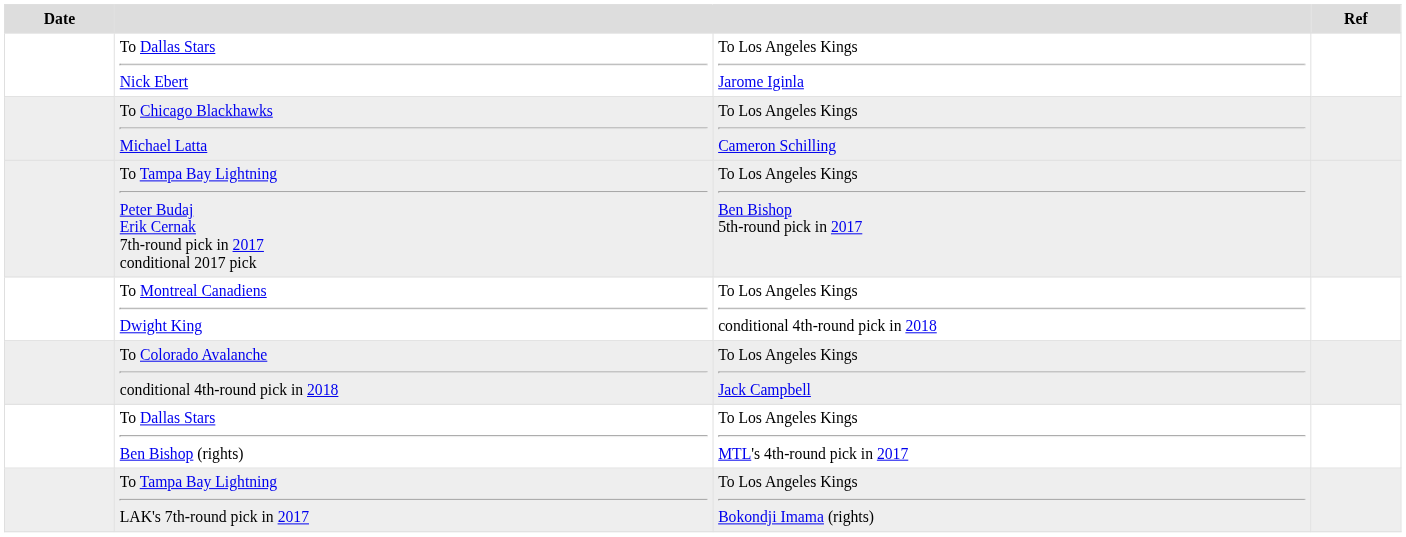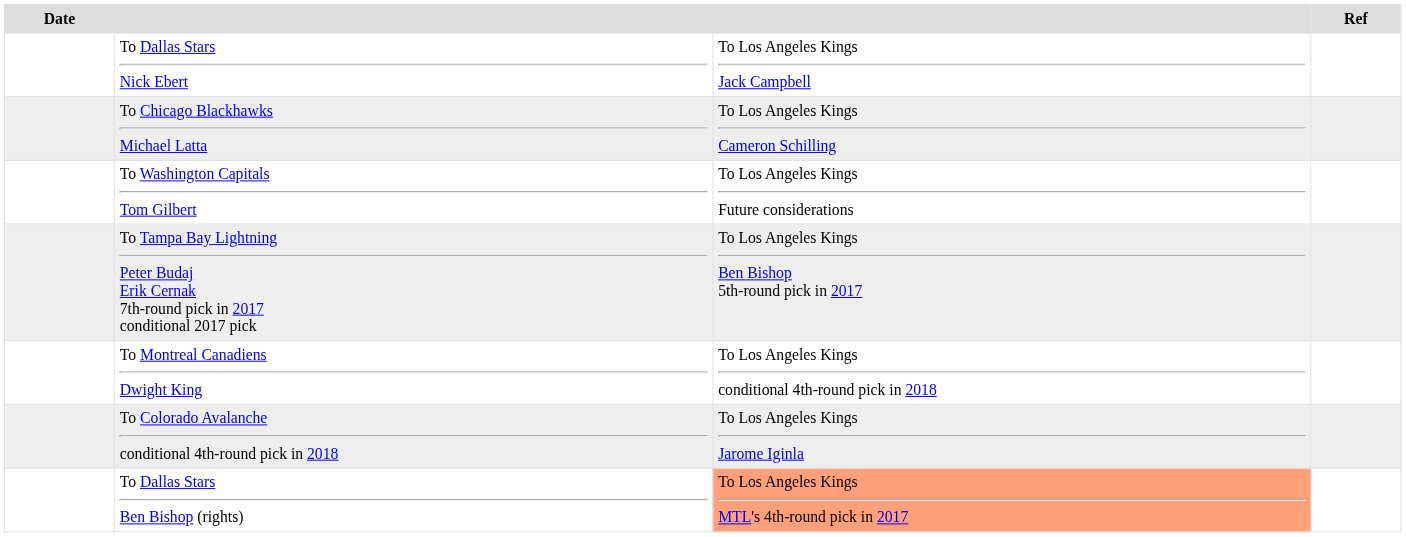(1012, 64) To Los Angeles Kings Jarome Iginla -> (1012, 64) To Los Angeles Kings Jack Campbell
+ row: (414, 192)
(1012, 372) To Los Angeles Kings Jack Campbell -> (1012, 436) To Los Angeles Kings Jarome Iginla
(1012, 436) no background -> (1012, 499) lightsalmon background
- row: (414, 499)
